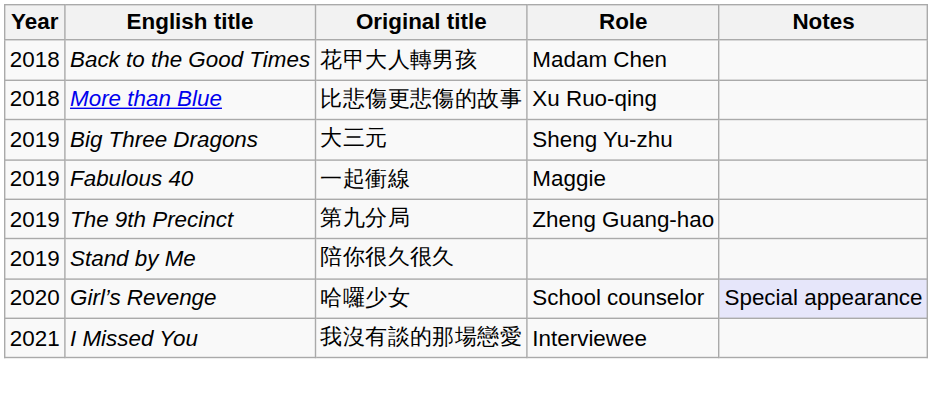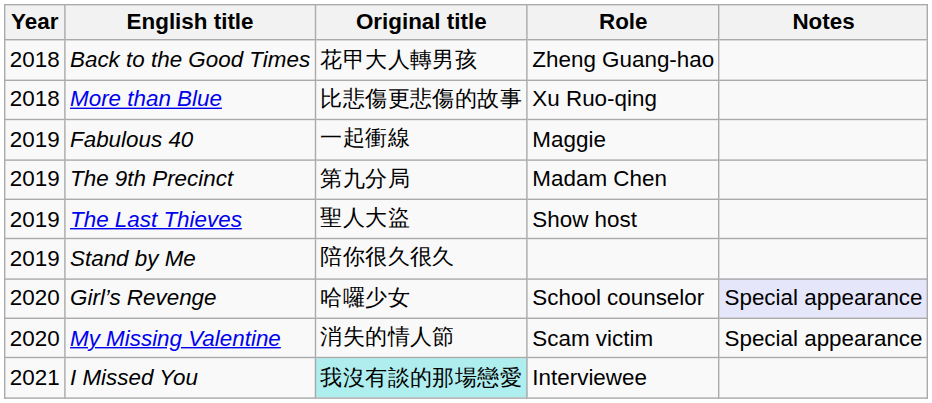(600, 59) Madam Chen -> (623, 59) Zheng Guang-hao
- row: (164, 139)
(623, 218) Zheng Guang-hao -> (600, 179) Madam Chen
+ row: (156, 218)
+ row: (175, 337)
(421, 337) no background -> (421, 376) paleturquoise background
